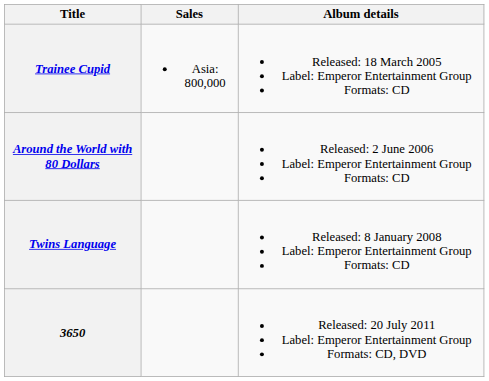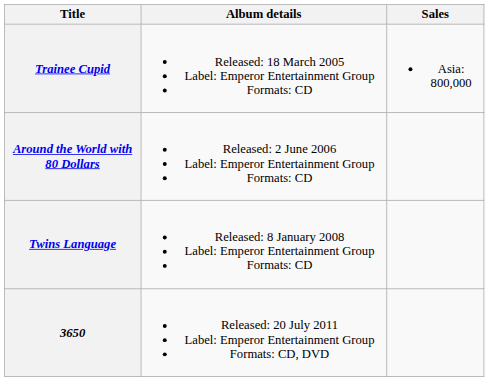columns swapped: (361, 14) <-> (189, 14)
